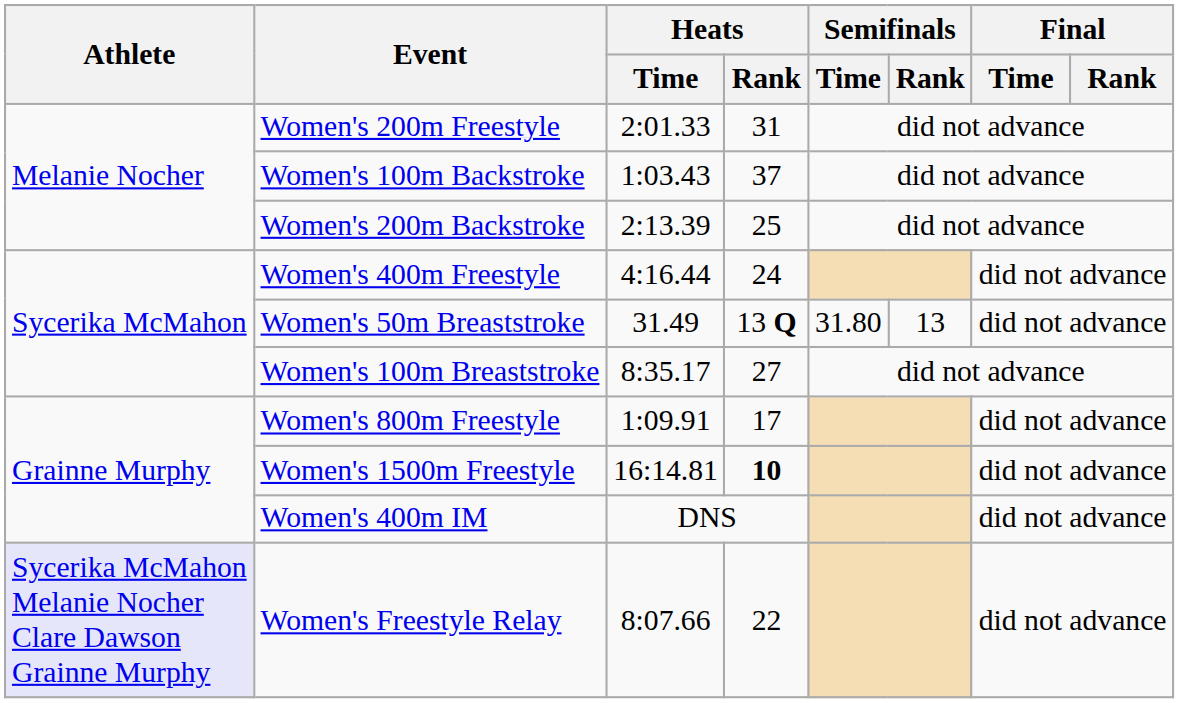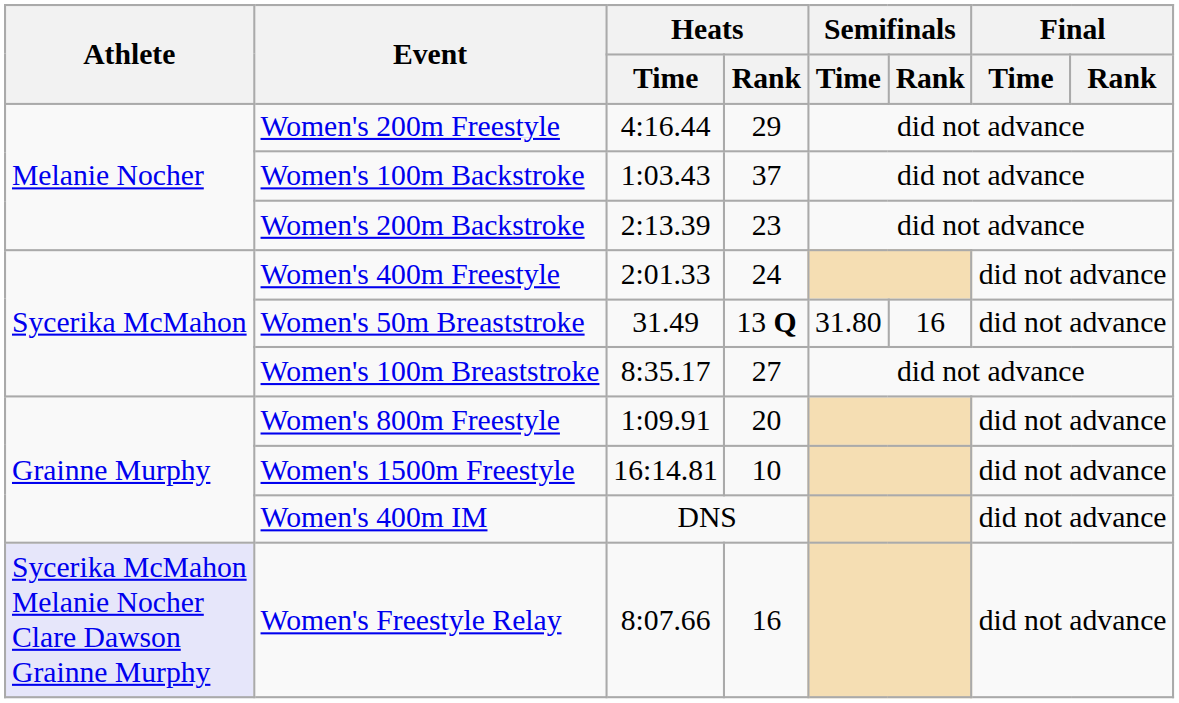(666, 127) 2:01.33 -> (666, 127) 4:16.44
(766, 127) 31 -> (766, 127) 29
(766, 225) 25 -> (766, 225) 23
(666, 273) 4:16.44 -> (666, 273) 2:01.33
(930, 322) 13 -> (930, 322) 16
(766, 420) 17 -> (766, 420) 20
(766, 469) bold -> (766, 469) normal
(766, 620) 22 -> (766, 620) 16
